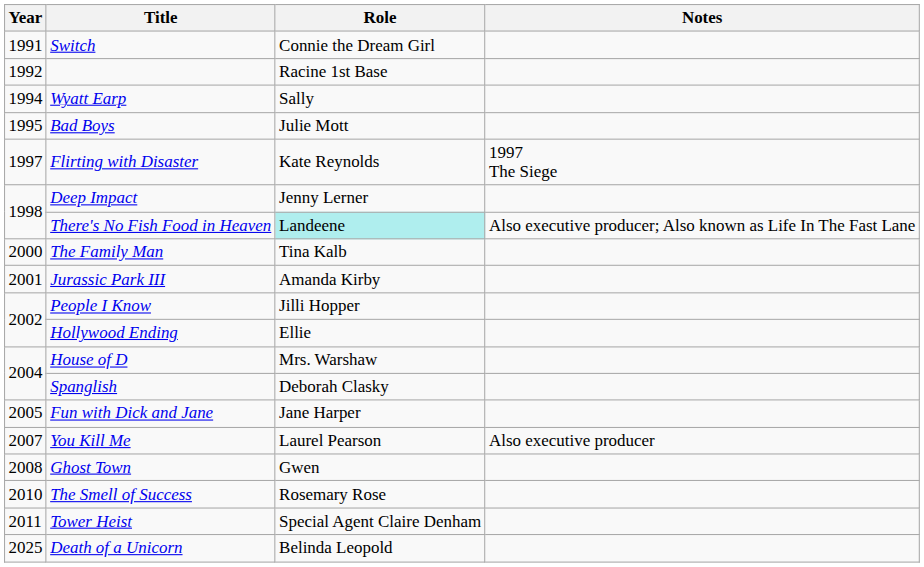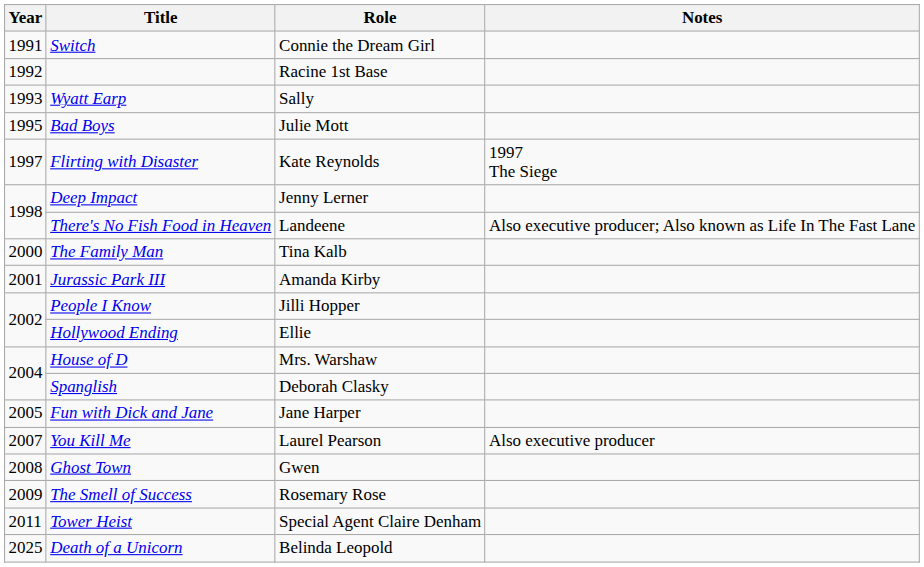(25, 98) 1994 -> (25, 98) 1993
(312, 225) paleturquoise background -> (312, 225) no background
(25, 494) 2010 -> (25, 494) 2009
